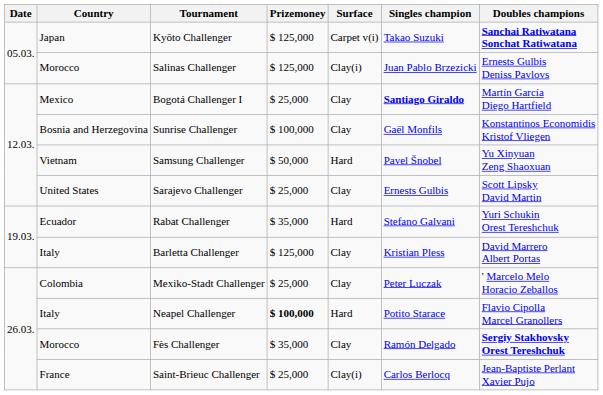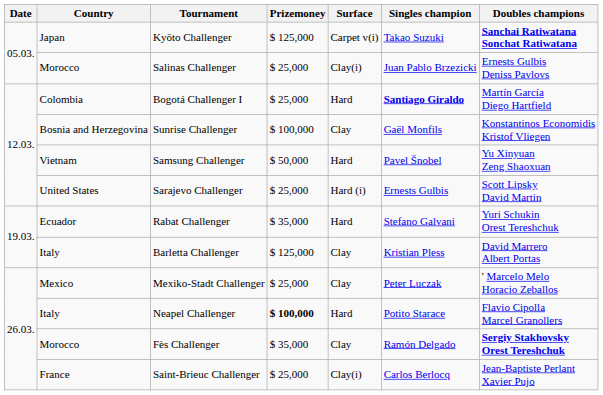(292, 67) $ 125,000 -> (289, 67) $ 25,000
(56, 98) Mexico -> (61, 98) Colombia
(341, 98) Clay -> (342, 98) Hard
(341, 190) Clay -> (348, 190) Hard (i)
(61, 282) Colombia -> (56, 282) Mexico
